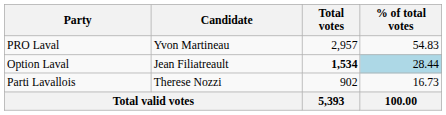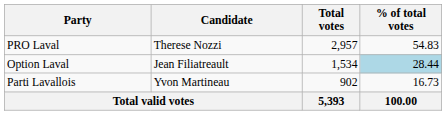(192, 45) Yvon Martineau -> (188, 45) Therese Nozzi
(344, 63) bold -> (344, 63) normal
(188, 82) Therese Nozzi -> (192, 82) Yvon Martineau
